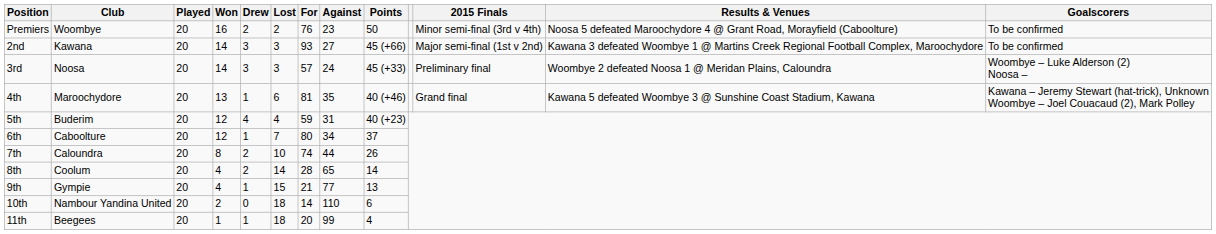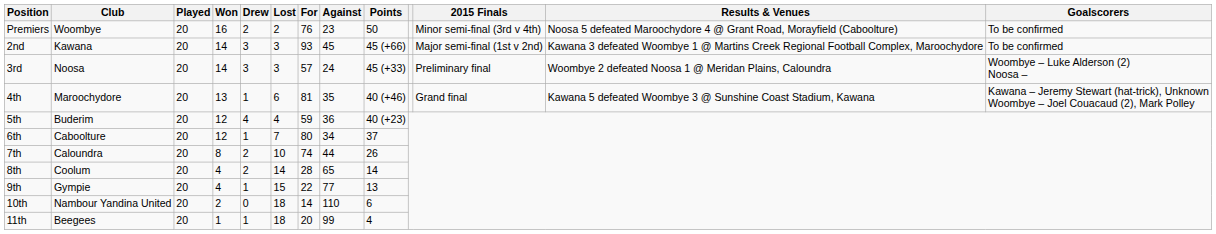(328, 46) 27 -> (328, 46) 45
(328, 120) 31 -> (328, 120) 36
(307, 187) 21 -> (307, 187) 22
